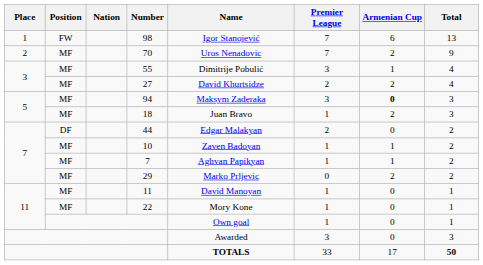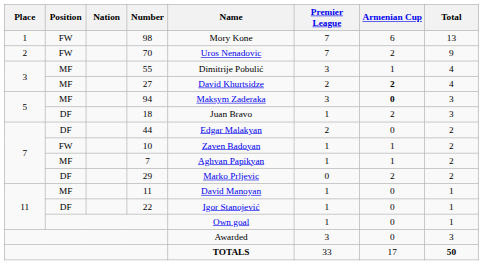(231, 38) Igor Stanojević -> (231, 38) Mory Kone
(66, 53) MF -> (66, 53) FW
(392, 84) normal -> (392, 84) bold
(66, 115) MF -> (66, 115) DF
(66, 145) MF -> (66, 145) FW
(66, 176) MF -> (66, 176) DF
(66, 206) MF -> (66, 206) DF
(231, 206) Mory Kone -> (231, 206) Igor Stanojević
